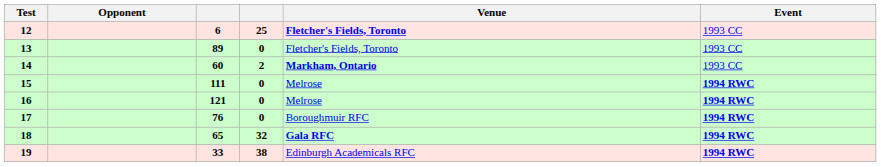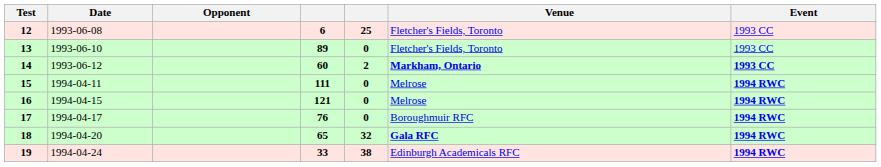+ column: (100, 13)
(346, 30) bold -> (446, 30) normal
(723, 65) normal -> (754, 65) bold
